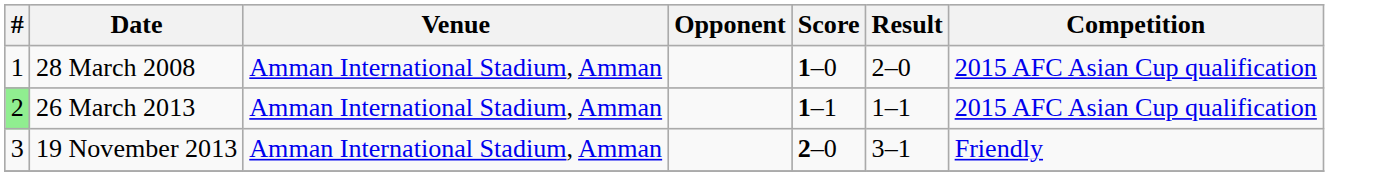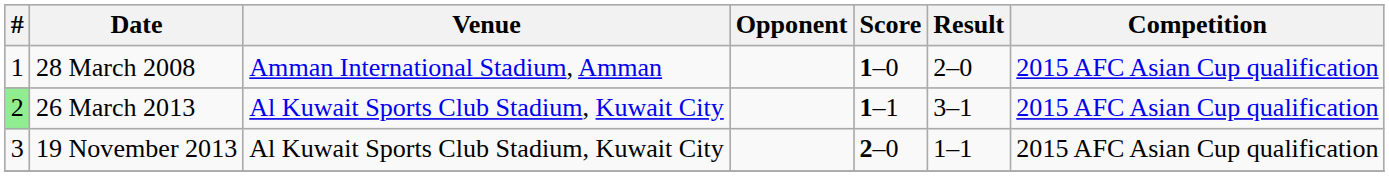(456, 107) Amman International Stadium, Amman -> (487, 107) Al Kuwait Sports Club Stadium, Kuwait City
(891, 107) 1–1 -> (953, 107) 3–1
(456, 149) Amman International Stadium, Amman -> (487, 149) Al Kuwait Sports Club Stadium, Kuwait City
(891, 149) 3–1 -> (953, 149) 1–1
(999, 149) Friendly -> (1197, 149) 2015 AFC Asian Cup qualification
